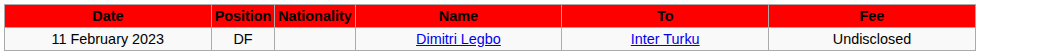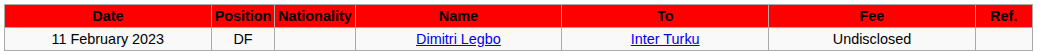+ column: (1004, 16)
